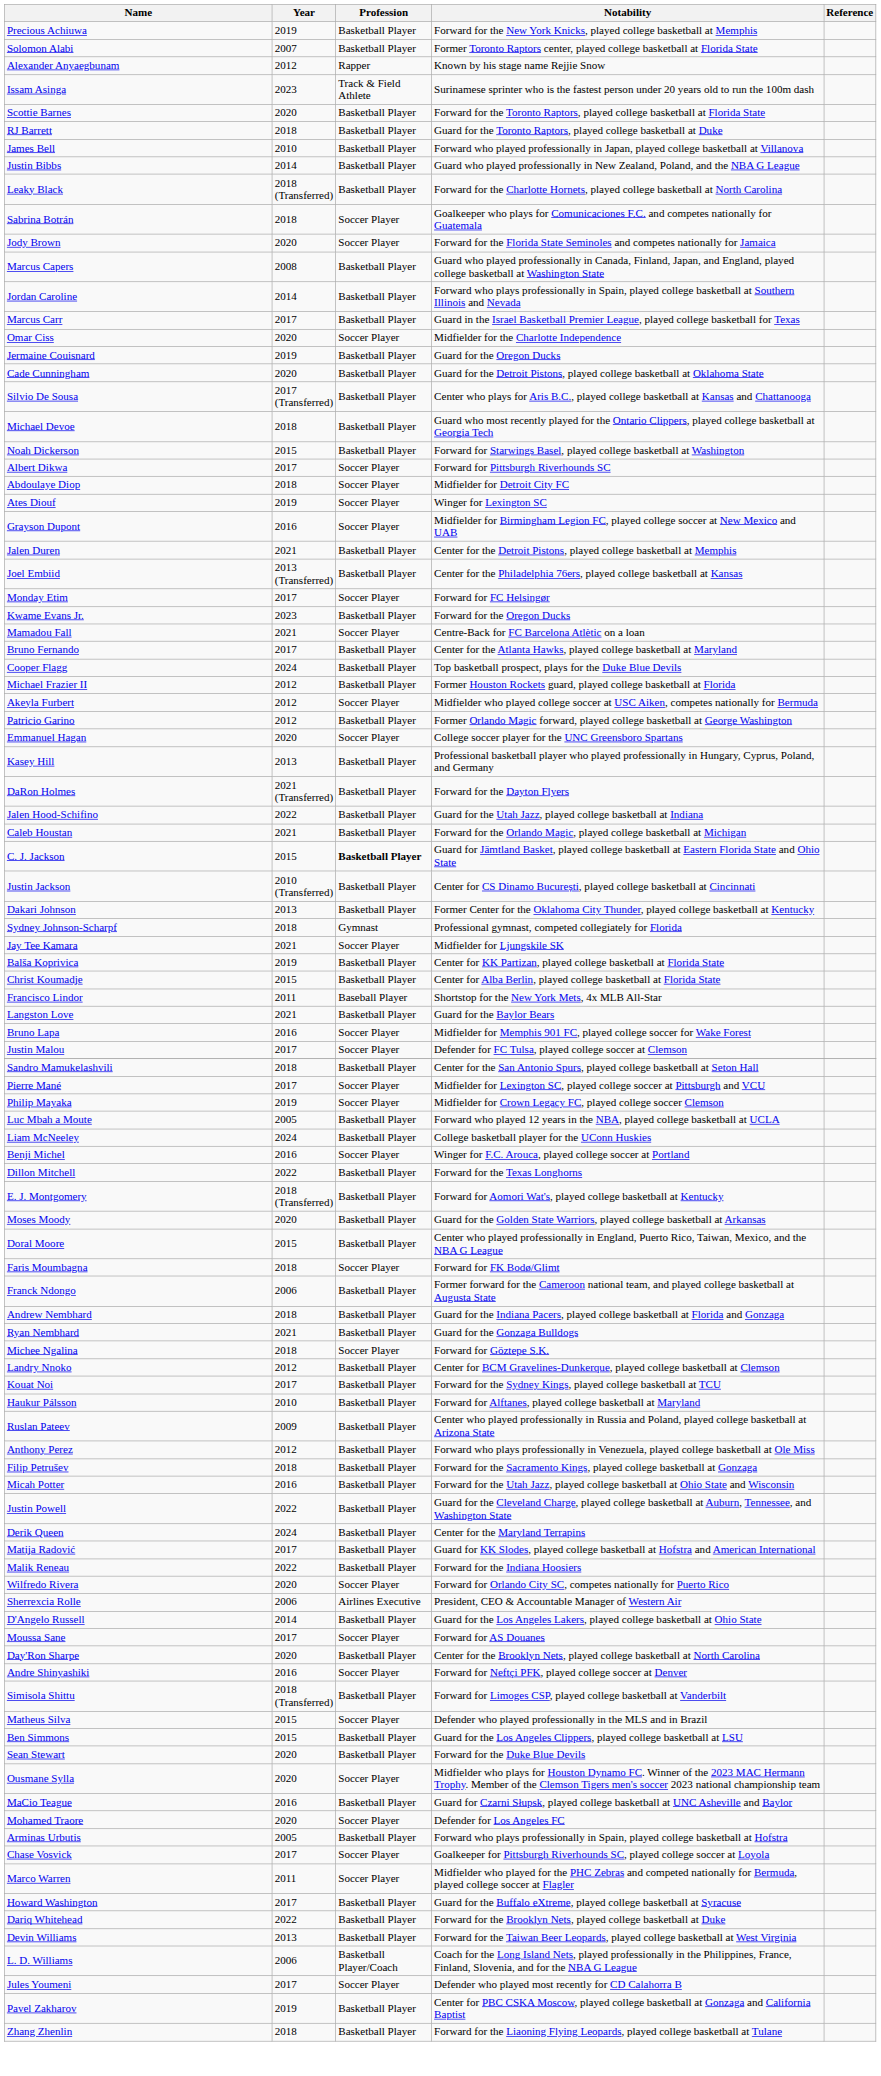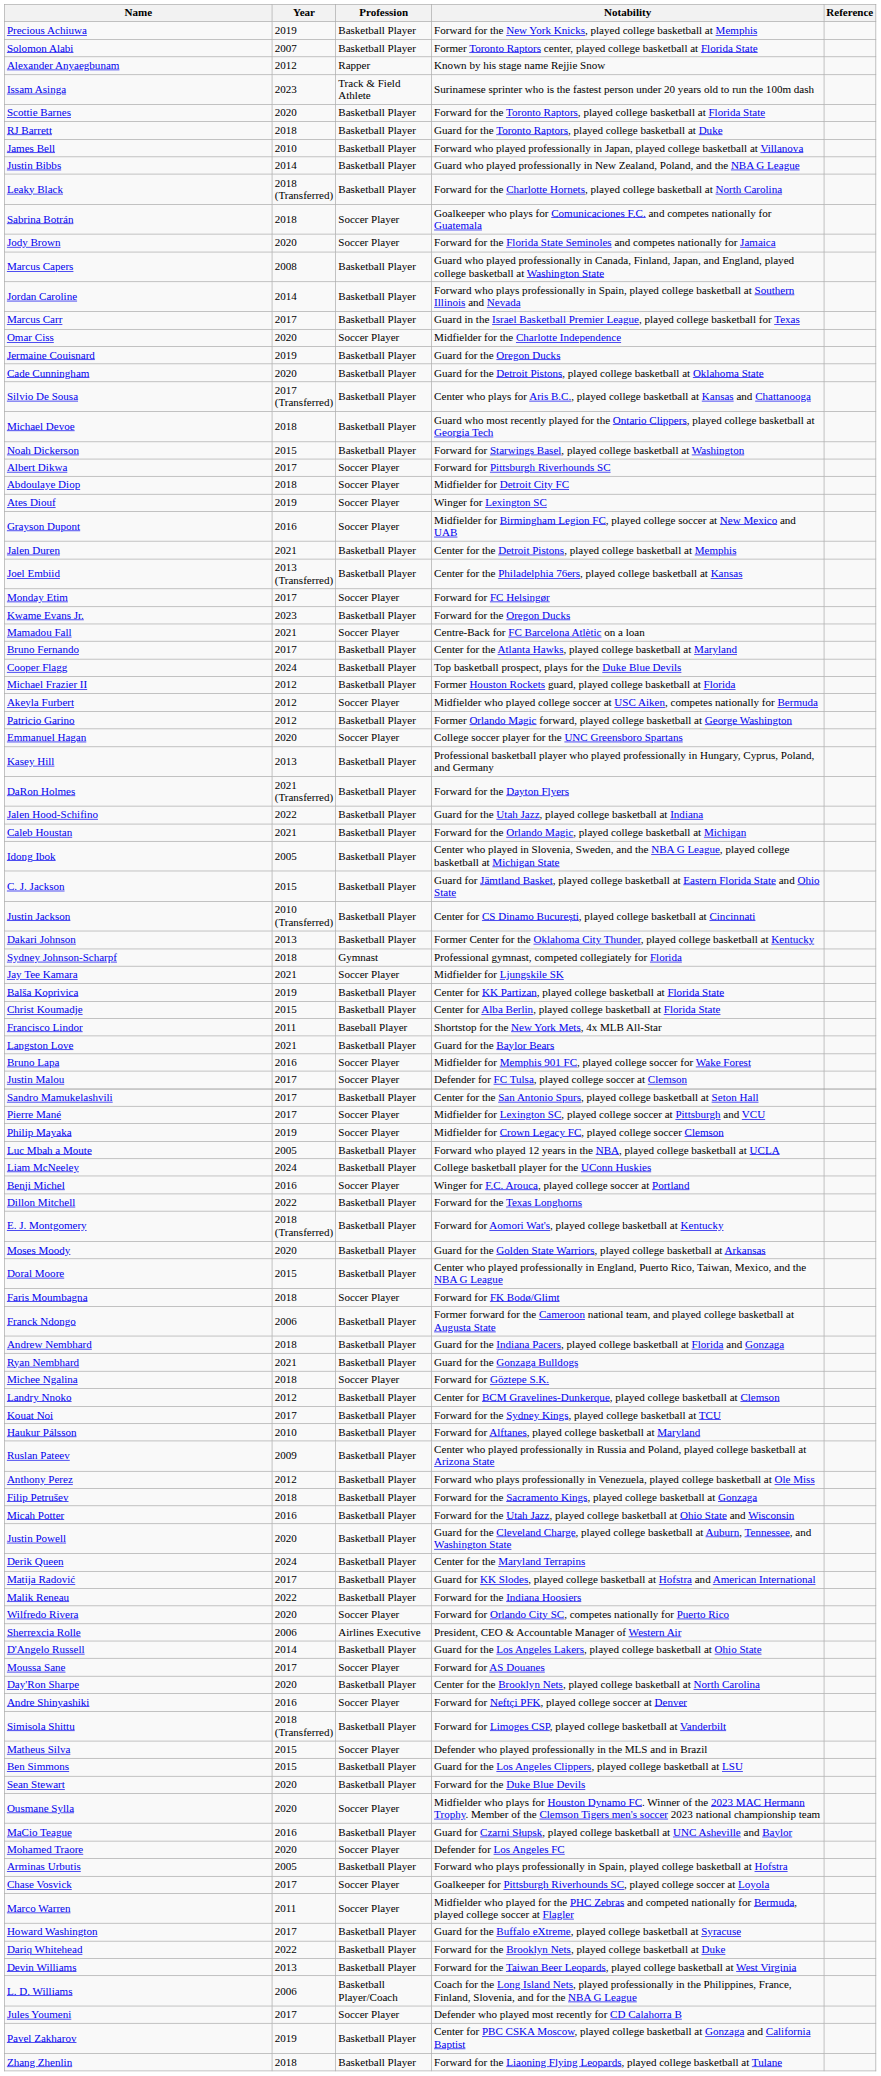+ row: (31, 856)
(380, 856) bold -> (377, 886) normal
(286, 1067) 2018 -> (286, 1097) 2017
(286, 1508) 2022 -> (286, 1538) 2020
